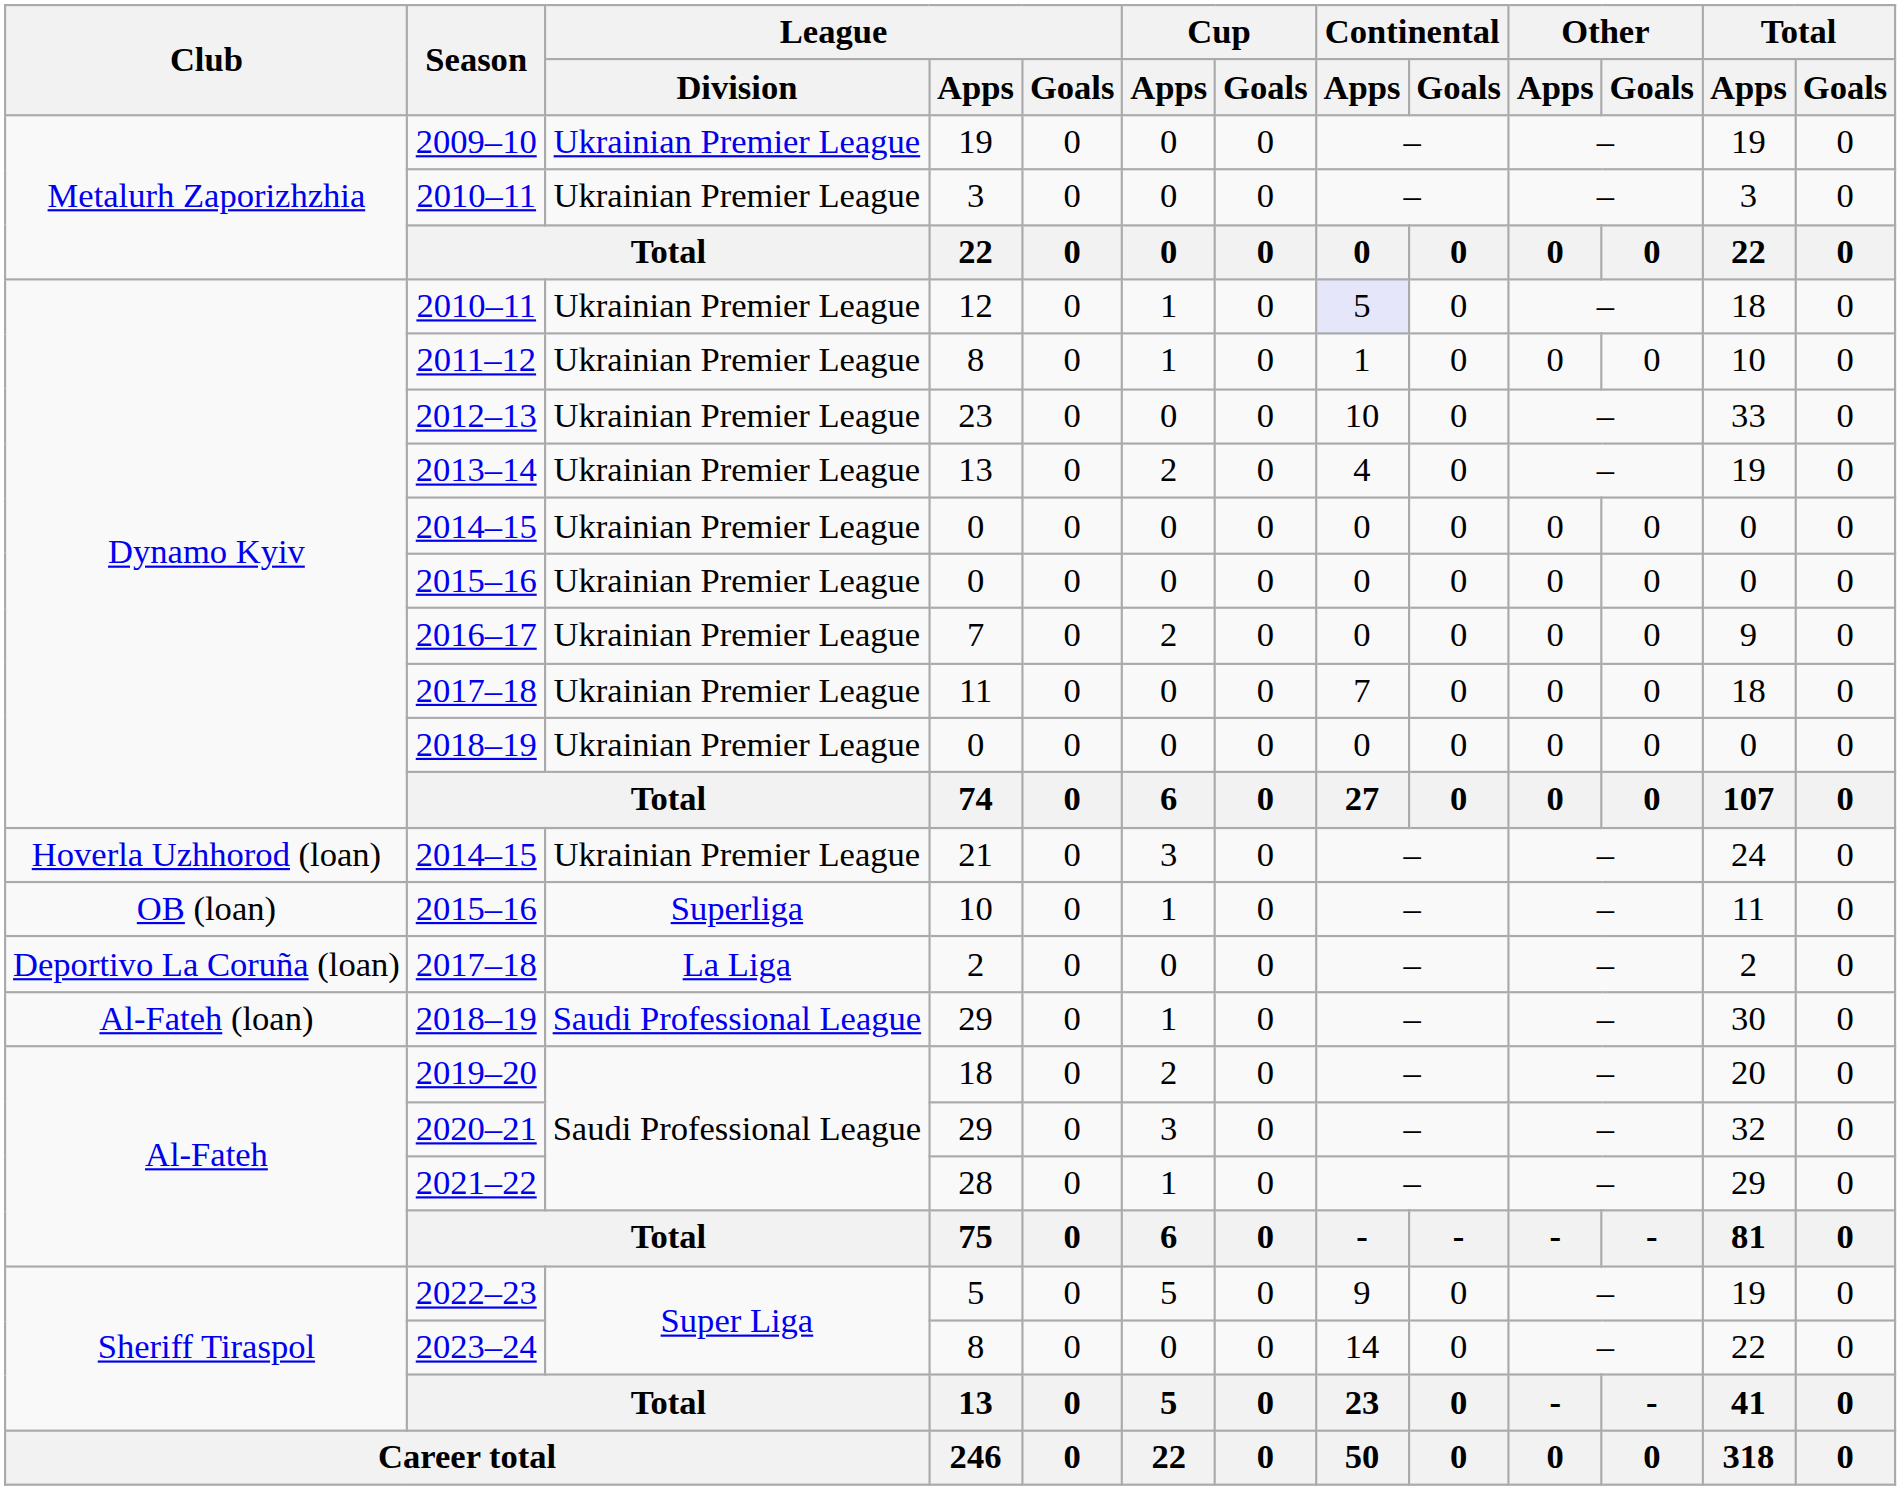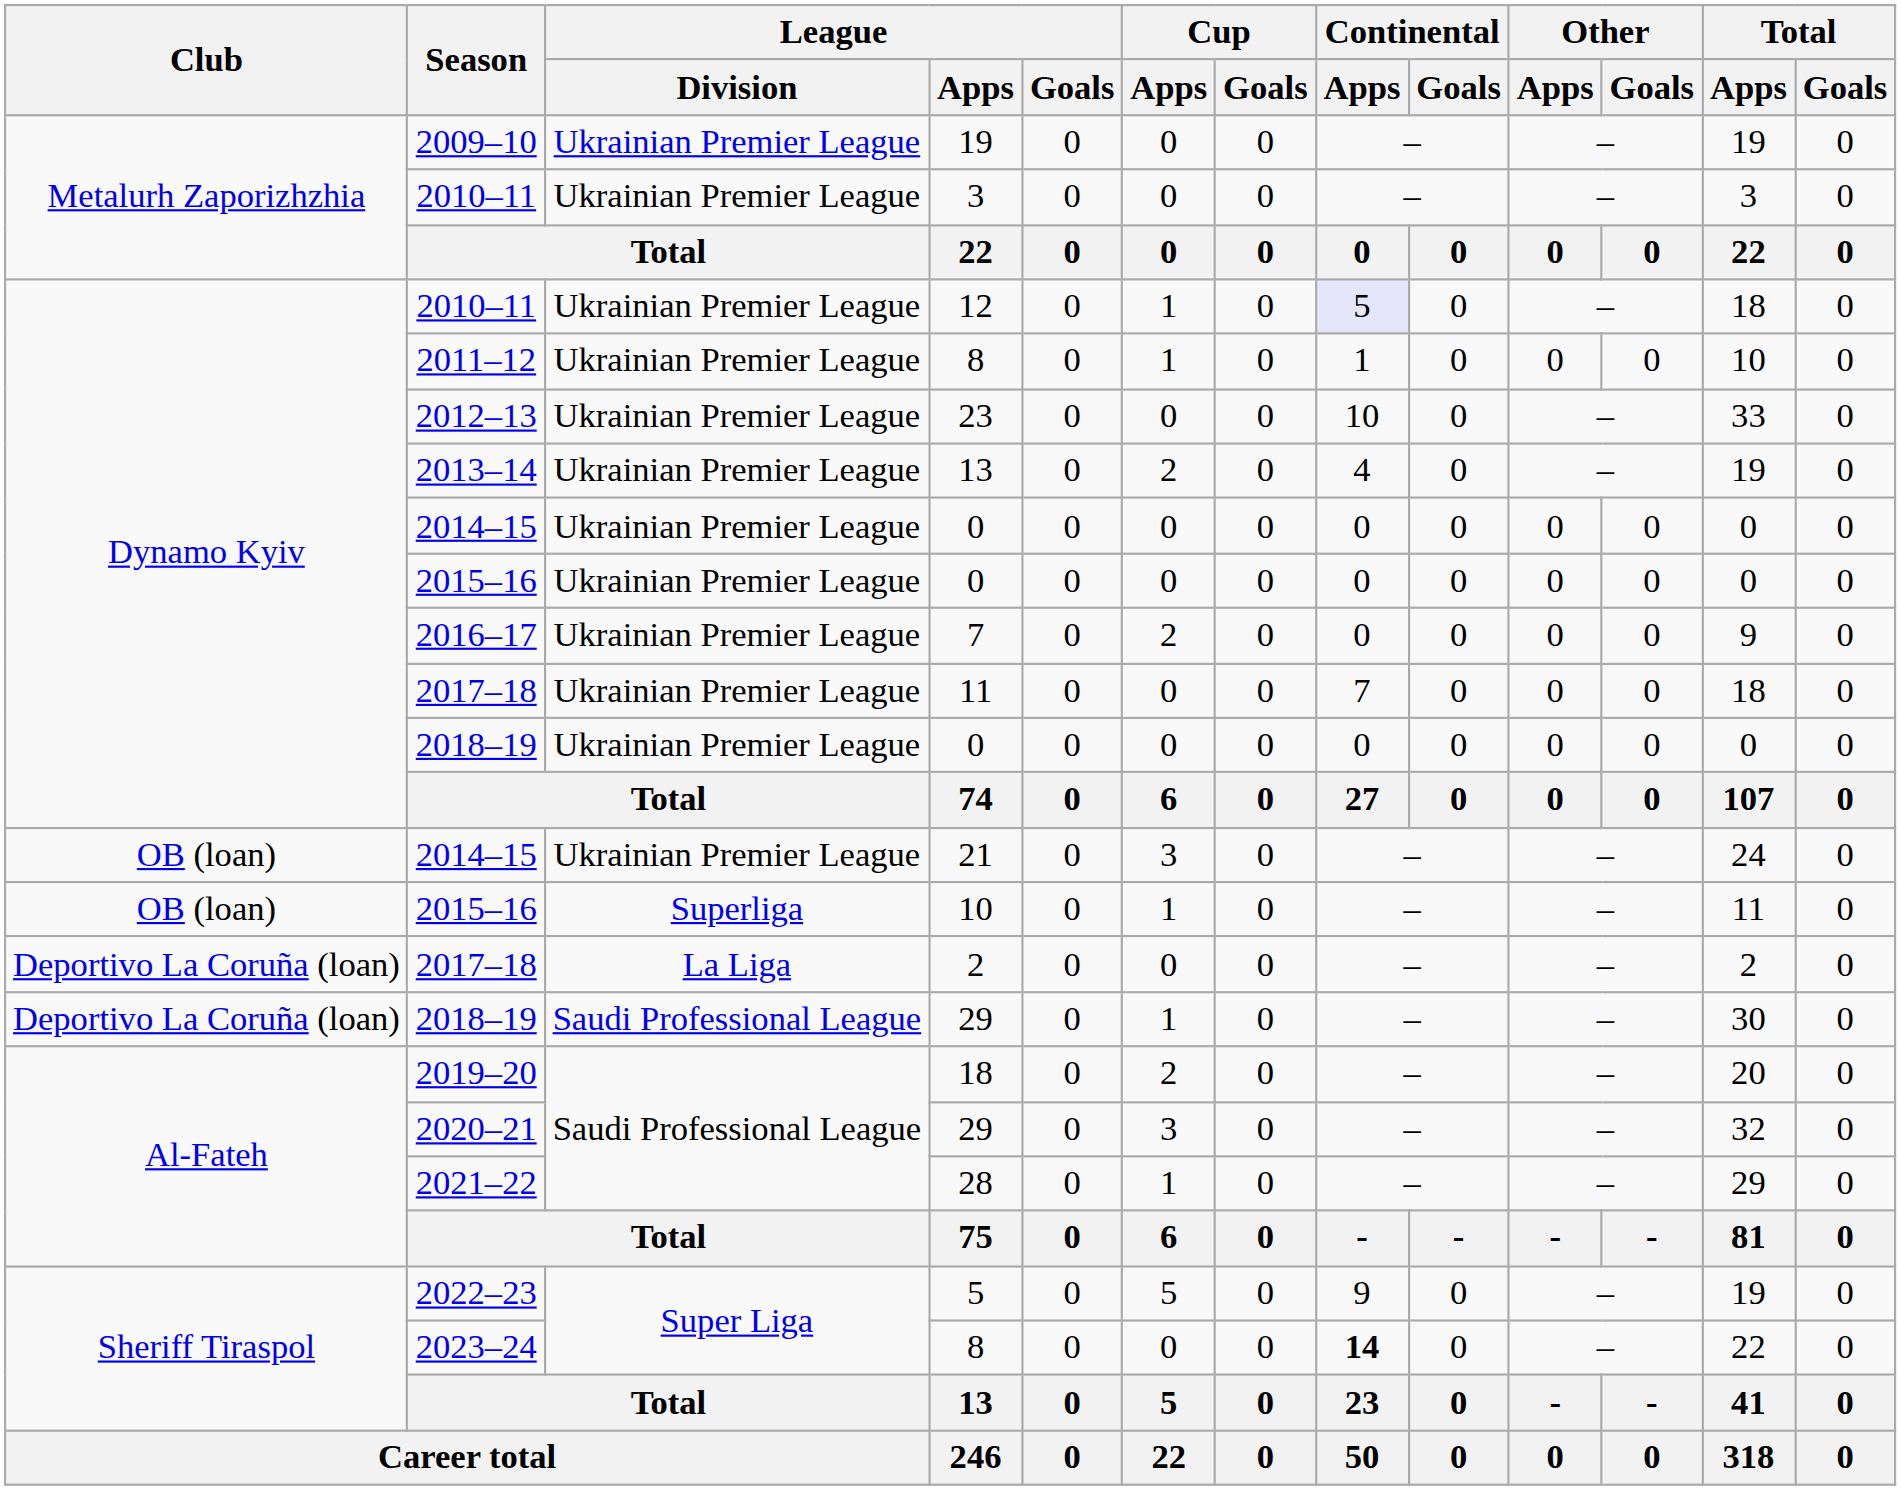(206, 854) Hoverla Uzhhorod (loan) -> (206, 854) OB (loan)
(206, 1018) Al-Fateh (loan) -> (206, 1018) Deportivo La Coruña (loan)
(1362, 1347) normal -> (1362, 1347) bold
